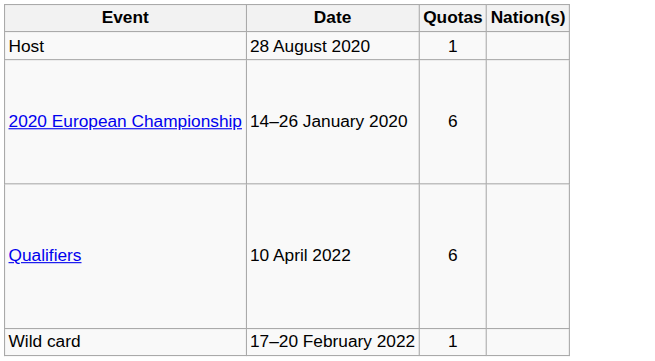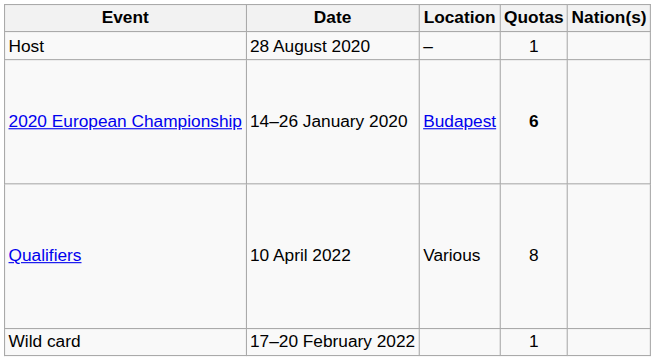+ column: (460, 18)
(453, 121) normal -> (534, 121) bold
(453, 255) 6 -> (534, 255) 8
